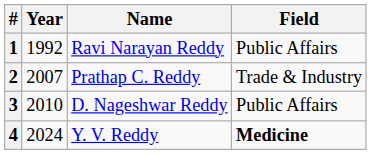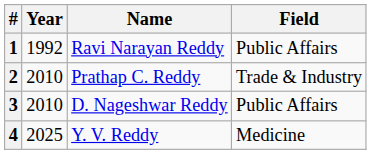(45, 76) 2007 -> (45, 76) 2010
(45, 134) 2024 -> (45, 134) 2025
(272, 134) bold -> (271, 134) normal
